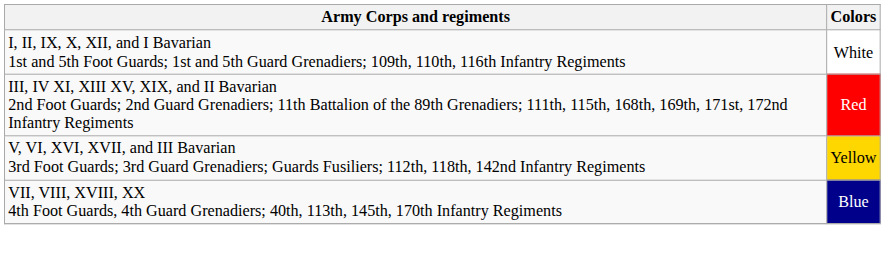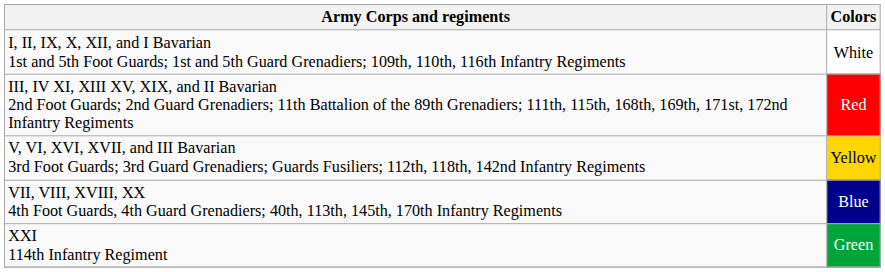+ row: (88, 245)
